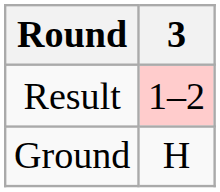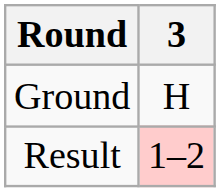rows swapped: (72, 155) <-> (72, 95)
